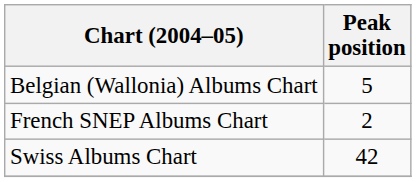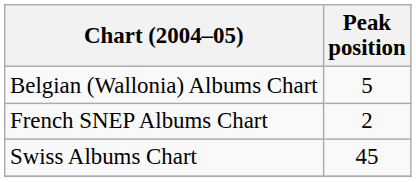(367, 157) 42 -> (367, 157) 45
